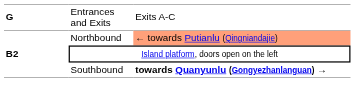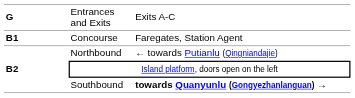+ row: (94, 38)
(206, 38) lightsalmon background -> (206, 53) no background
